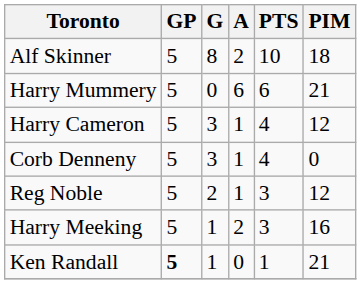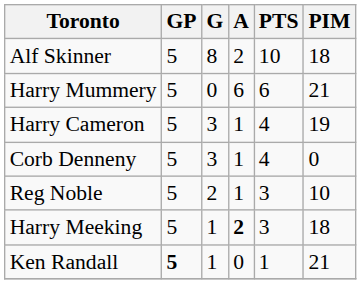(319, 124) 12 -> (319, 124) 19
(319, 192) 12 -> (319, 192) 10
(239, 227) normal -> (239, 227) bold
(319, 227) 16 -> (319, 227) 18
